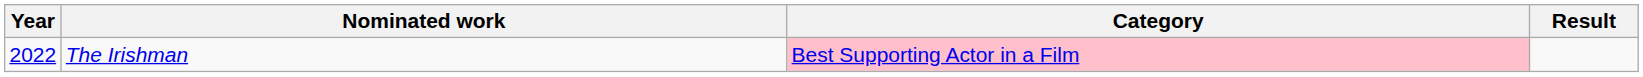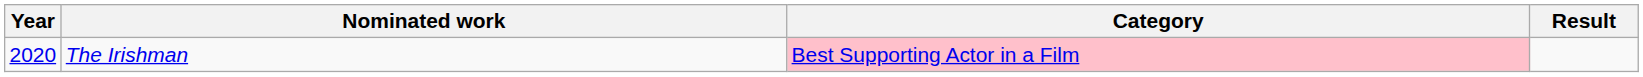(33, 54) 2022 -> (33, 54) 2020
